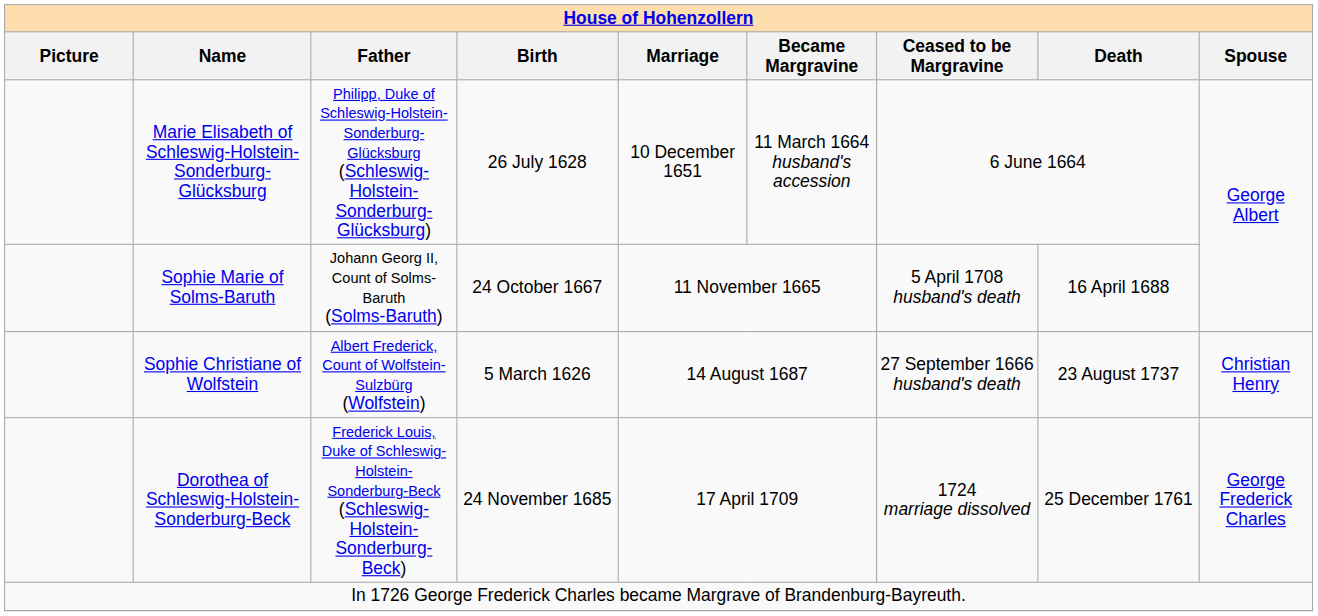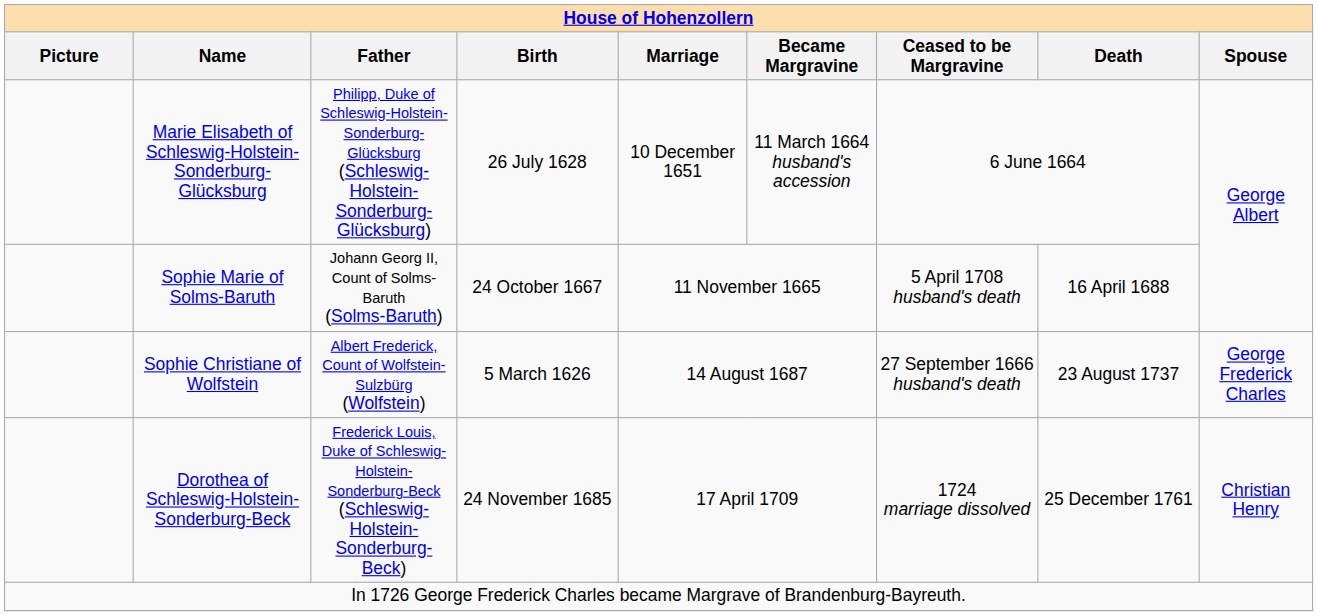(1256, 374) Christian Henry -> (1256, 374) George Frederick Charles
(1256, 499) George Frederick Charles -> (1256, 499) Christian Henry
